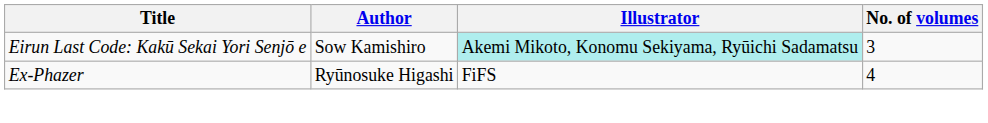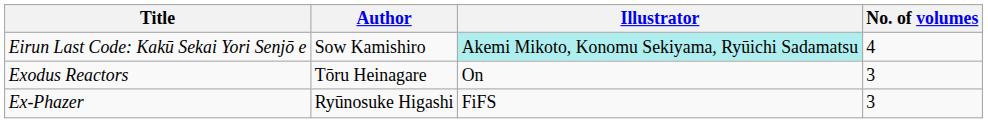(871, 46) 3 -> (871, 46) 4
+ row: (69, 74)
(871, 74) 4 -> (871, 103) 3
